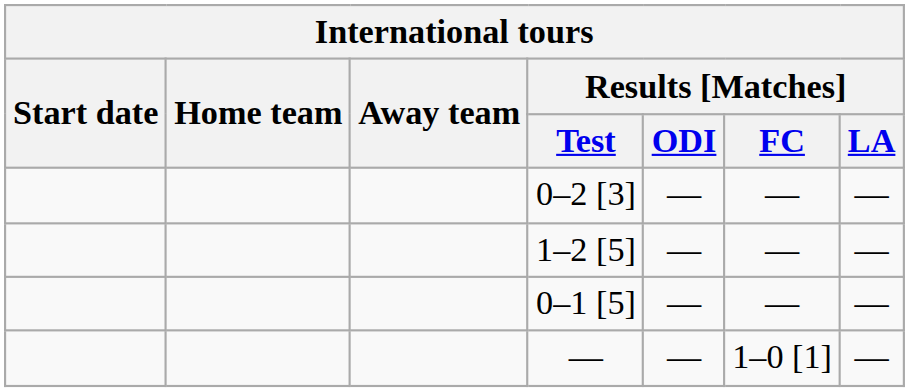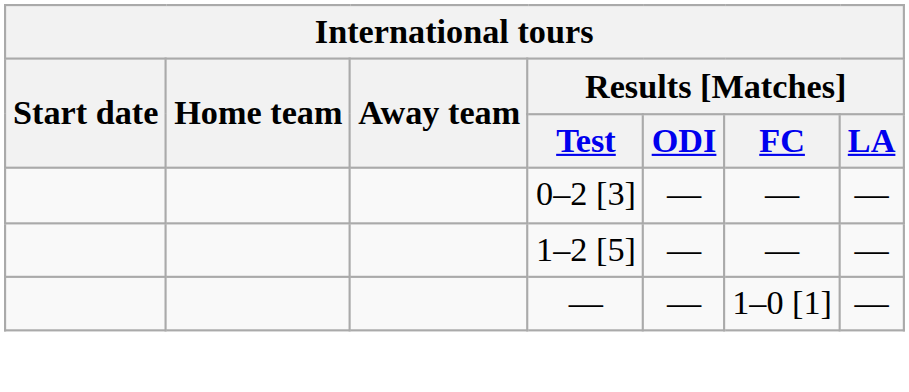- row: (586, 303)
